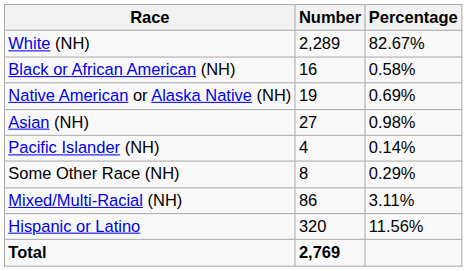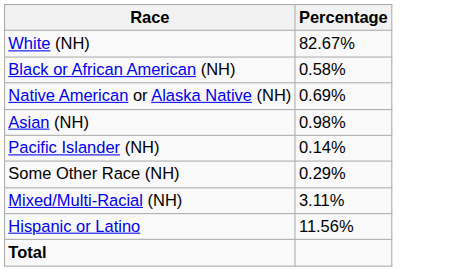- column: (330, 17)
